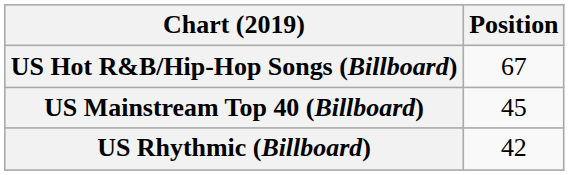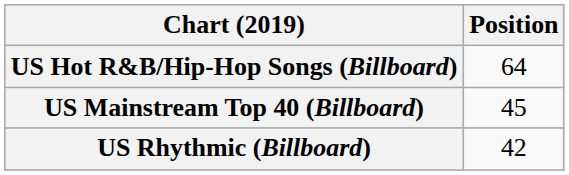(514, 66) 67 -> (514, 66) 64
